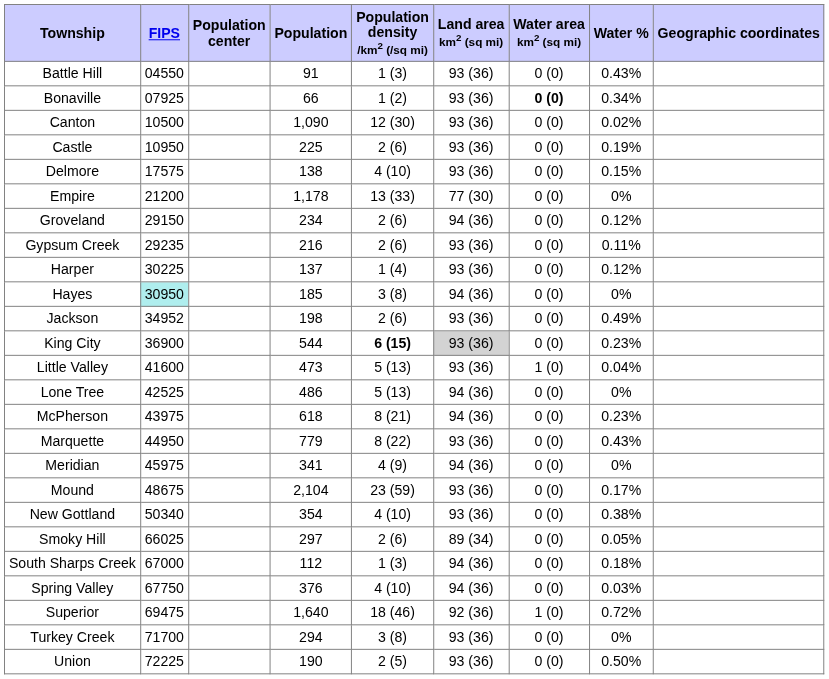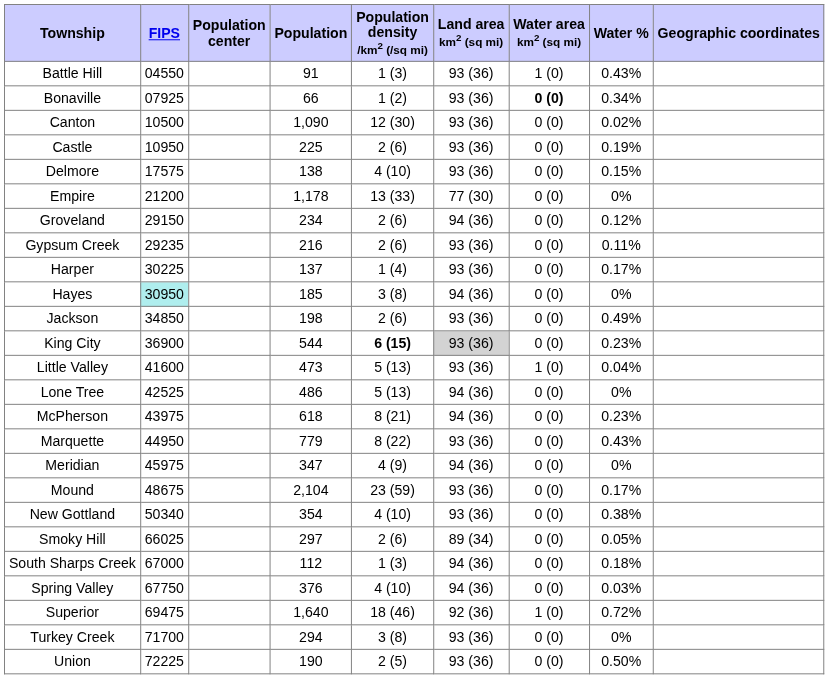(549, 74) 0 (0) -> (549, 74) 1 (0)
(621, 270) 0.12% -> (621, 270) 0.17%
(164, 319) 34952 -> (164, 319) 34850
(311, 466) 341 -> (311, 466) 347
